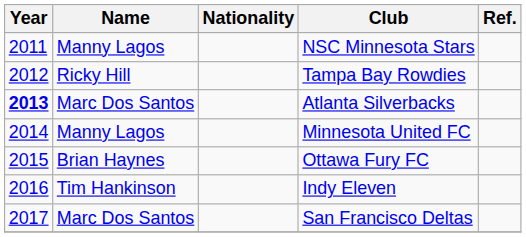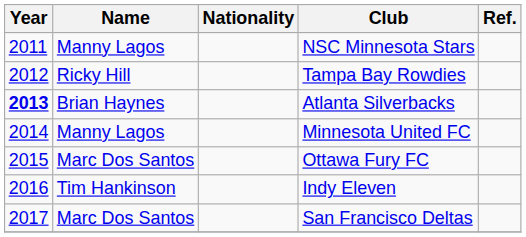(126, 103) Marc Dos Santos -> (111, 103) Brian Haynes
(111, 160) Brian Haynes -> (126, 160) Marc Dos Santos
